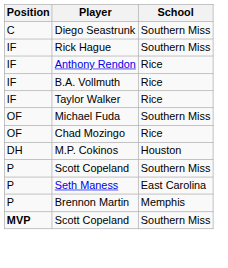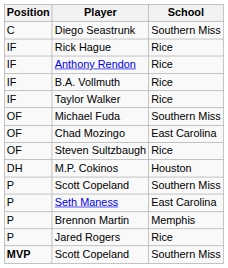(176, 47) Southern Miss -> (162, 47) Rice
(152, 133) Rice -> (184, 133) East Carolina
+ row: (14, 151)
+ row: (10, 237)
